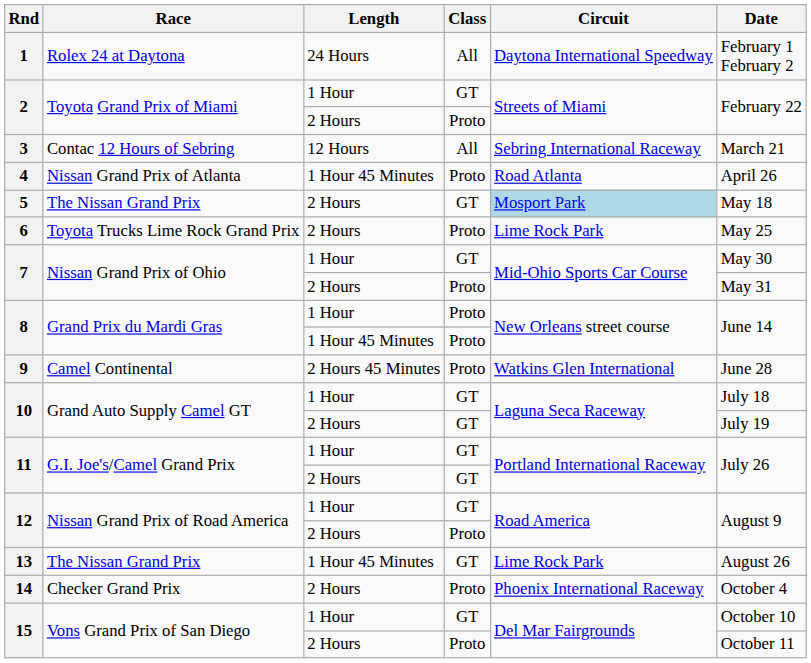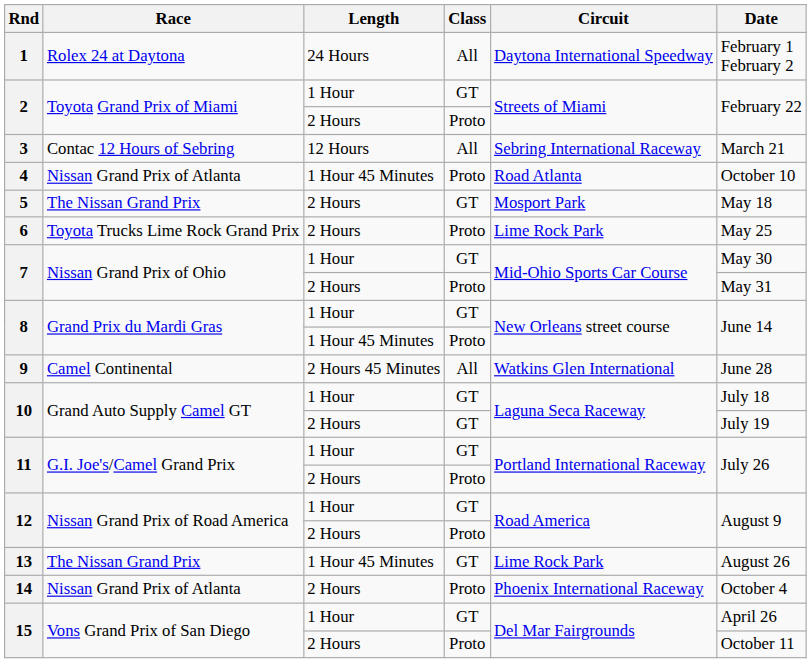(749, 176) April 26 -> (758, 176) October 10
(540, 203) lightblue background -> (540, 203) no background
(467, 313) Proto -> (467, 313) GT
(467, 368) Proto -> (467, 368) All
(467, 479) GT -> (467, 479) Proto
(114, 589) Checker Grand Prix -> (144, 589) Nissan Grand Prix of Atlanta
(758, 616) October 10 -> (749, 616) April 26
